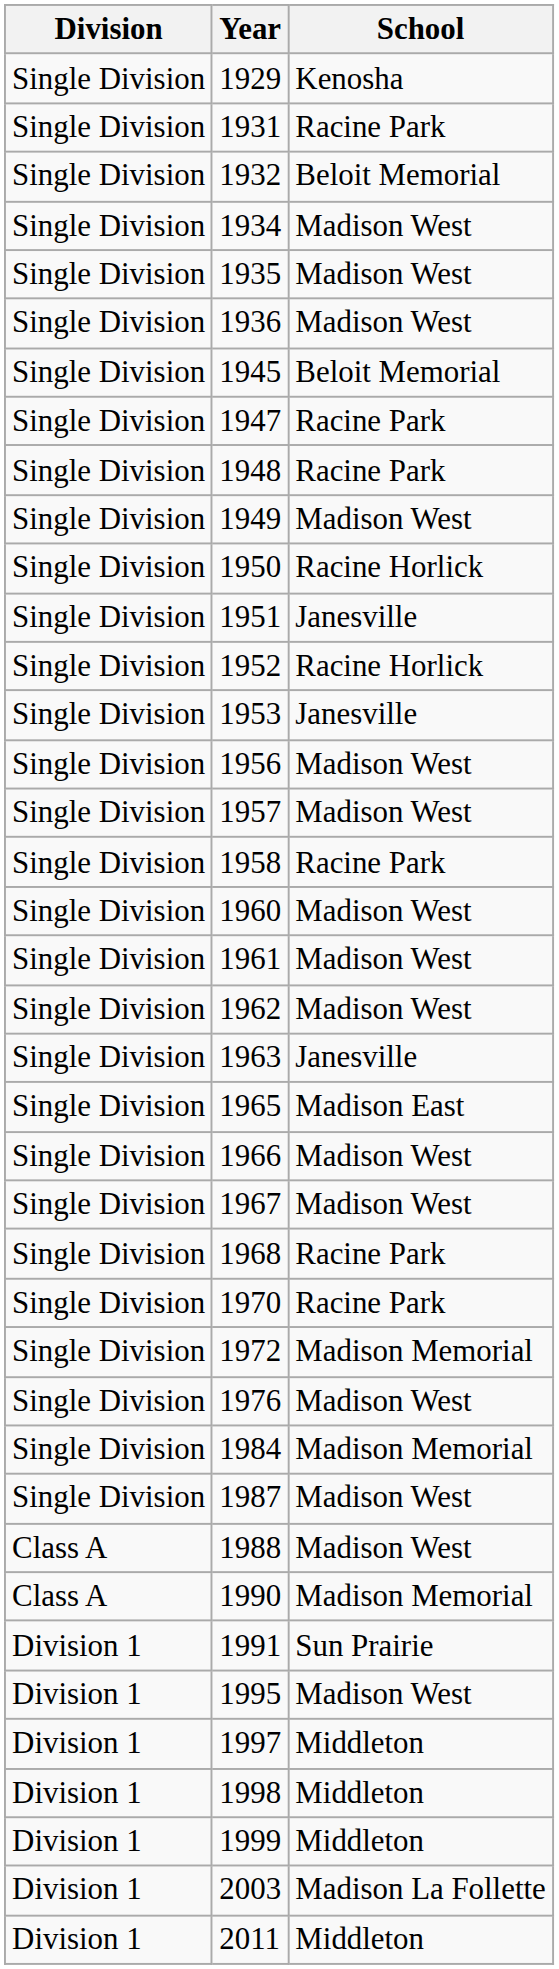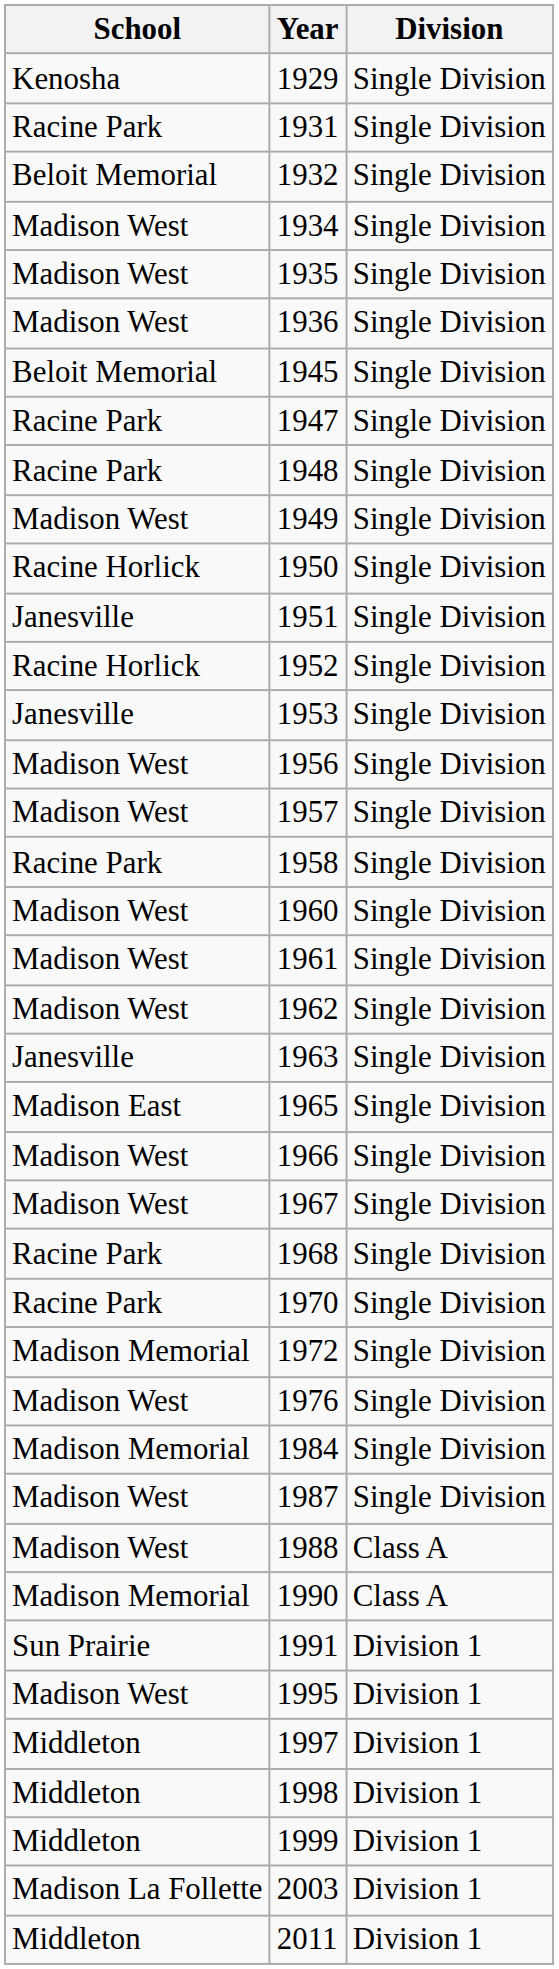columns swapped: (421, 28) <-> (109, 28)
